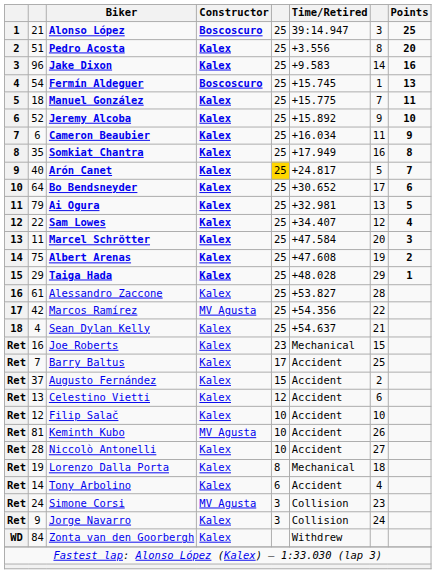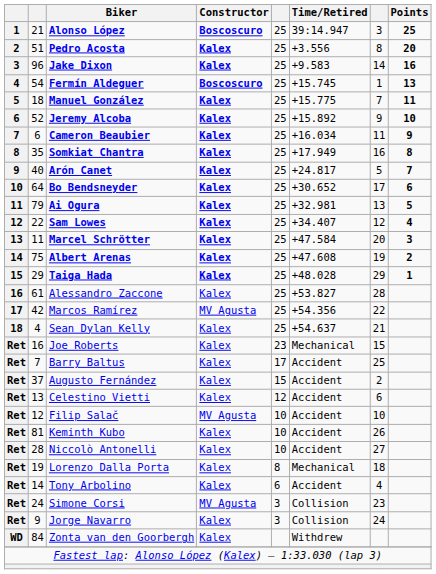(280, 171) gold background -> (280, 171) no background
(215, 415) Kalex -> (228, 415) MV Agusta
(228, 433) MV Agusta -> (215, 433) Kalex
